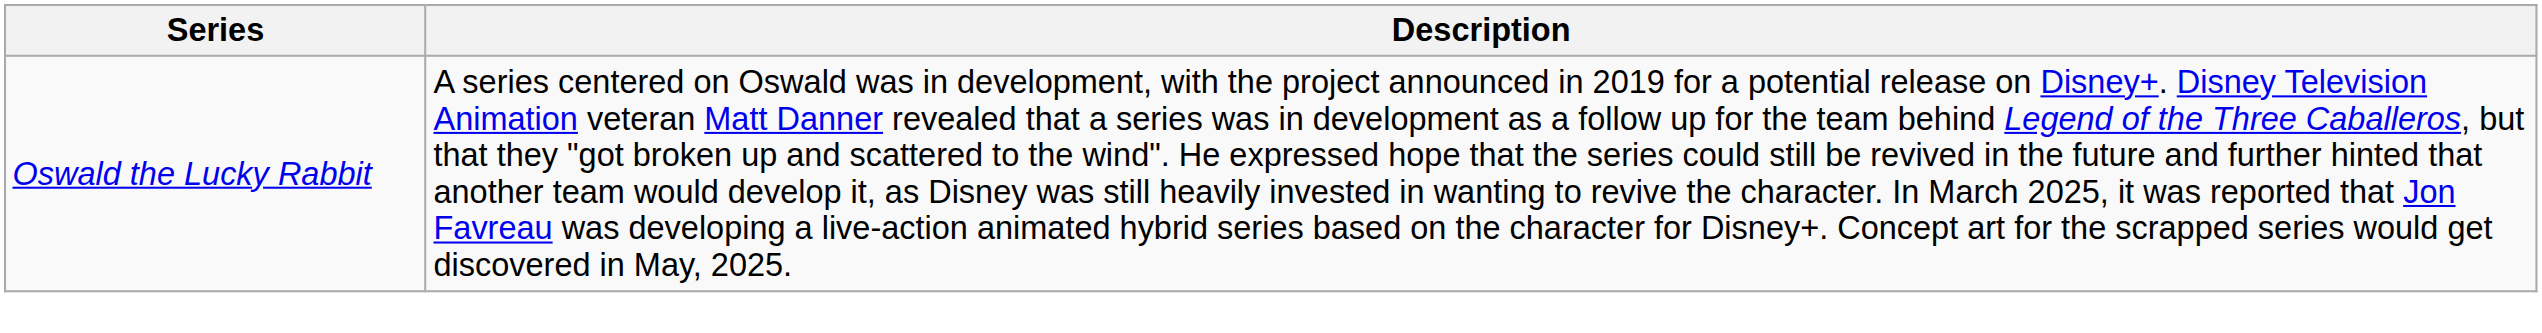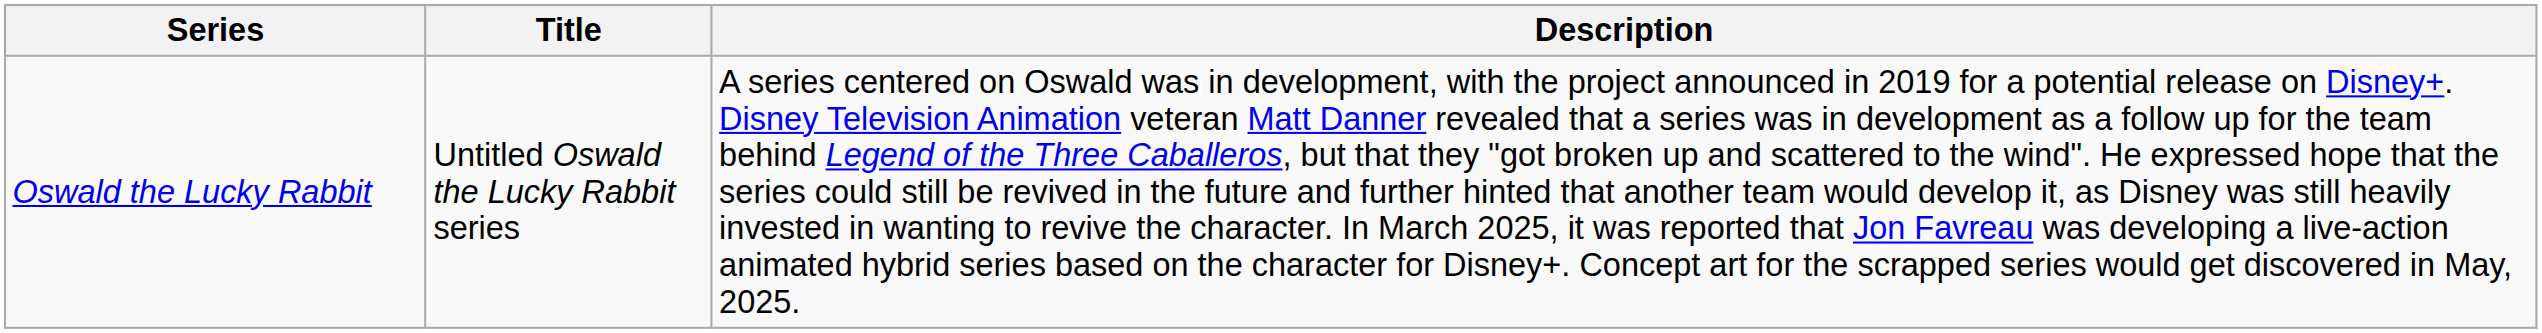+ column: (569, 30)
